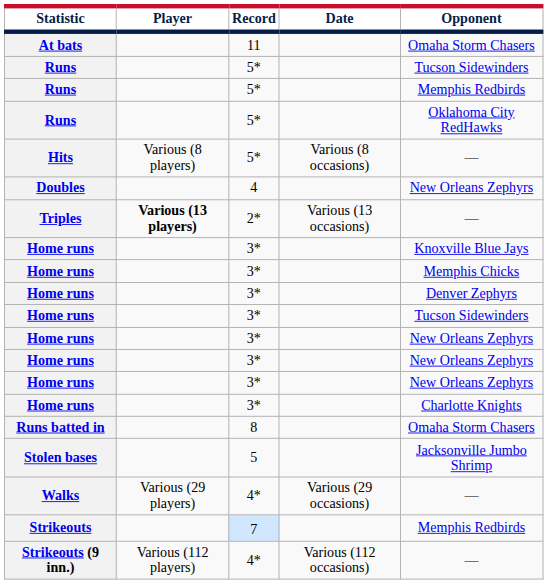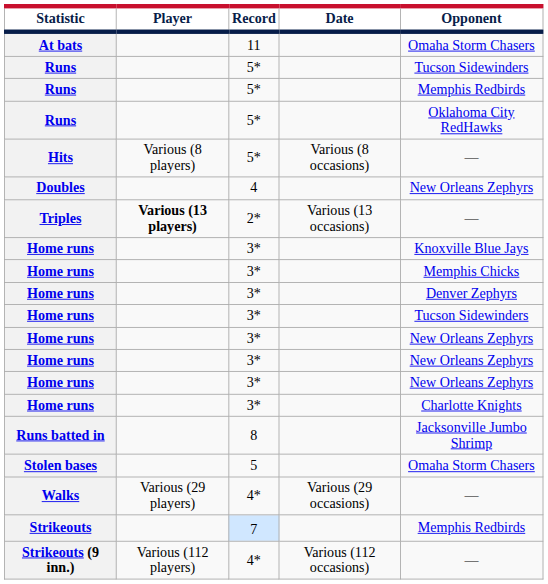(471, 427) Omaha Storm Chasers -> (471, 435) Jacksonville Jumbo Shrimp
(471, 457) Jacksonville Jumbo Shrimp -> (471, 465) Omaha Storm Chasers
